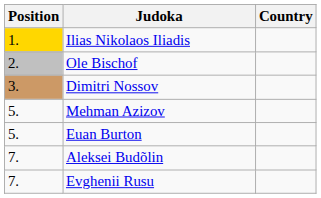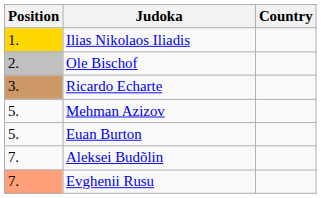+ row: (114, 87)
- row: (112, 87)
(13, 181) no background -> (13, 181) lightsalmon background
